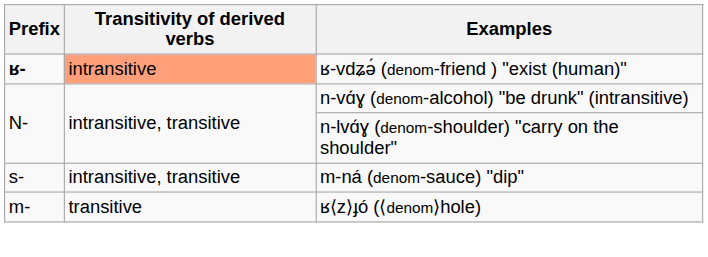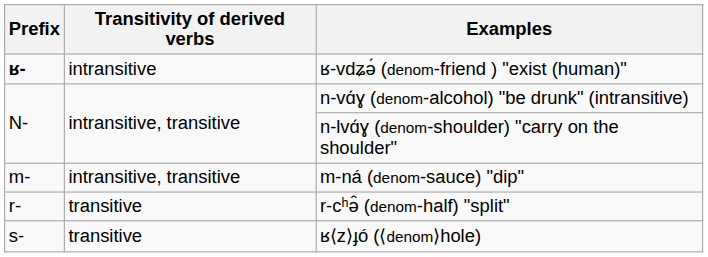(112, 68) lightsalmon background -> (112, 68) no background
(16, 177) s- -> (20, 177) m-
+ row: (415, 206)
(20, 206) m- -> (16, 236) s-
